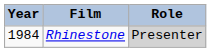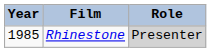(24, 37) 1984 -> (24, 37) 1985
